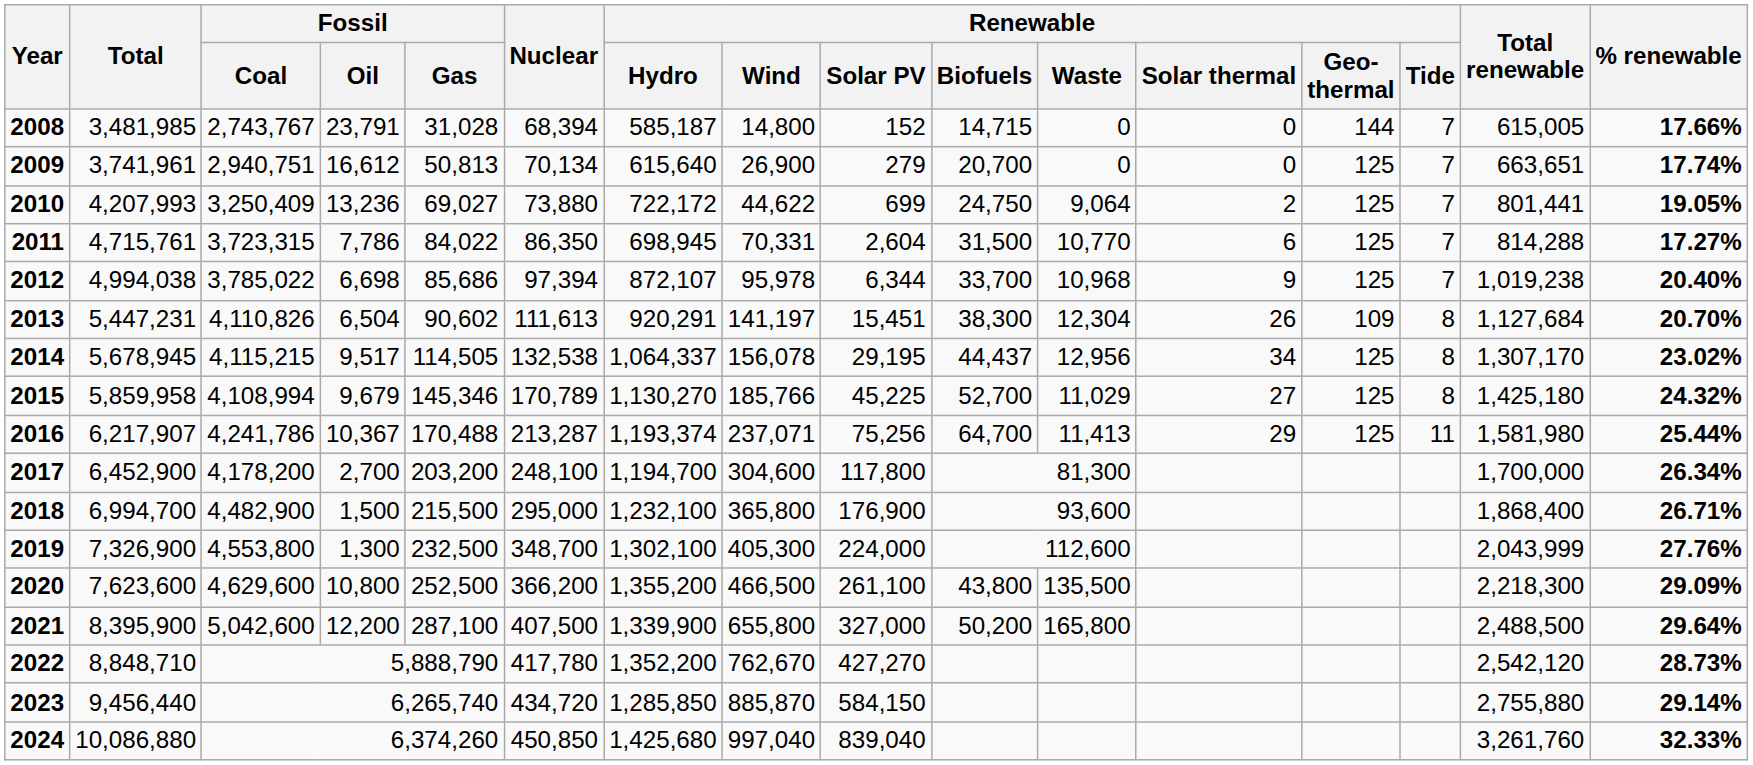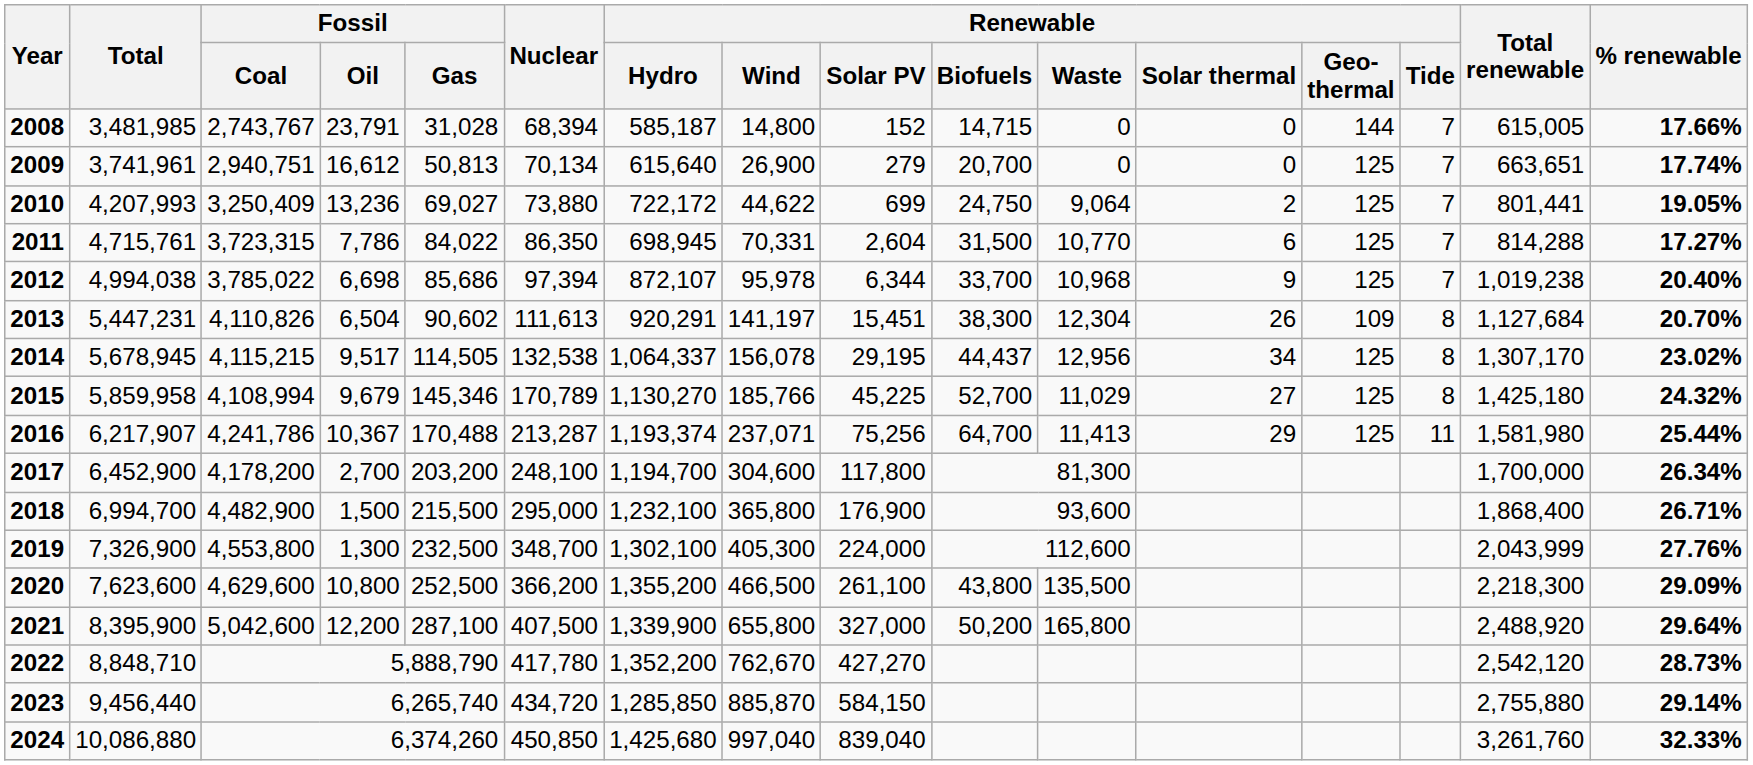(1531, 625) 2,488,500 -> (1531, 625) 2,488,920
